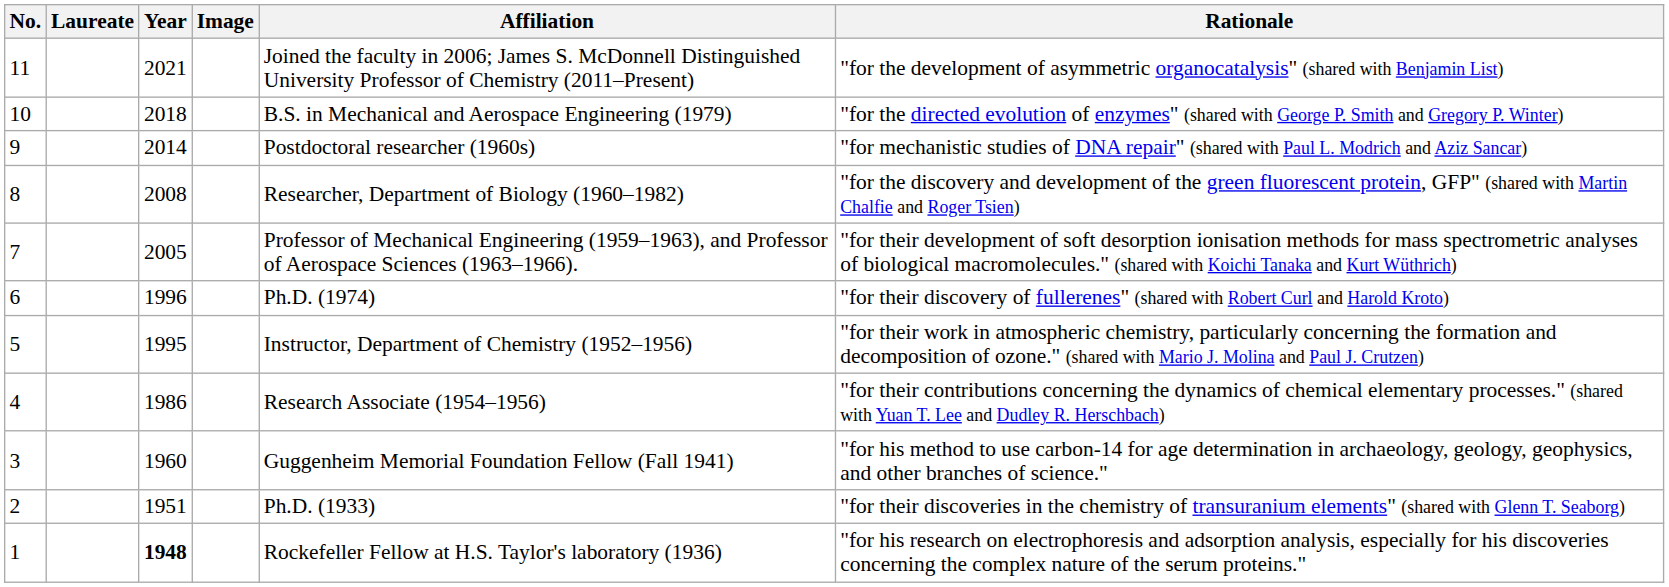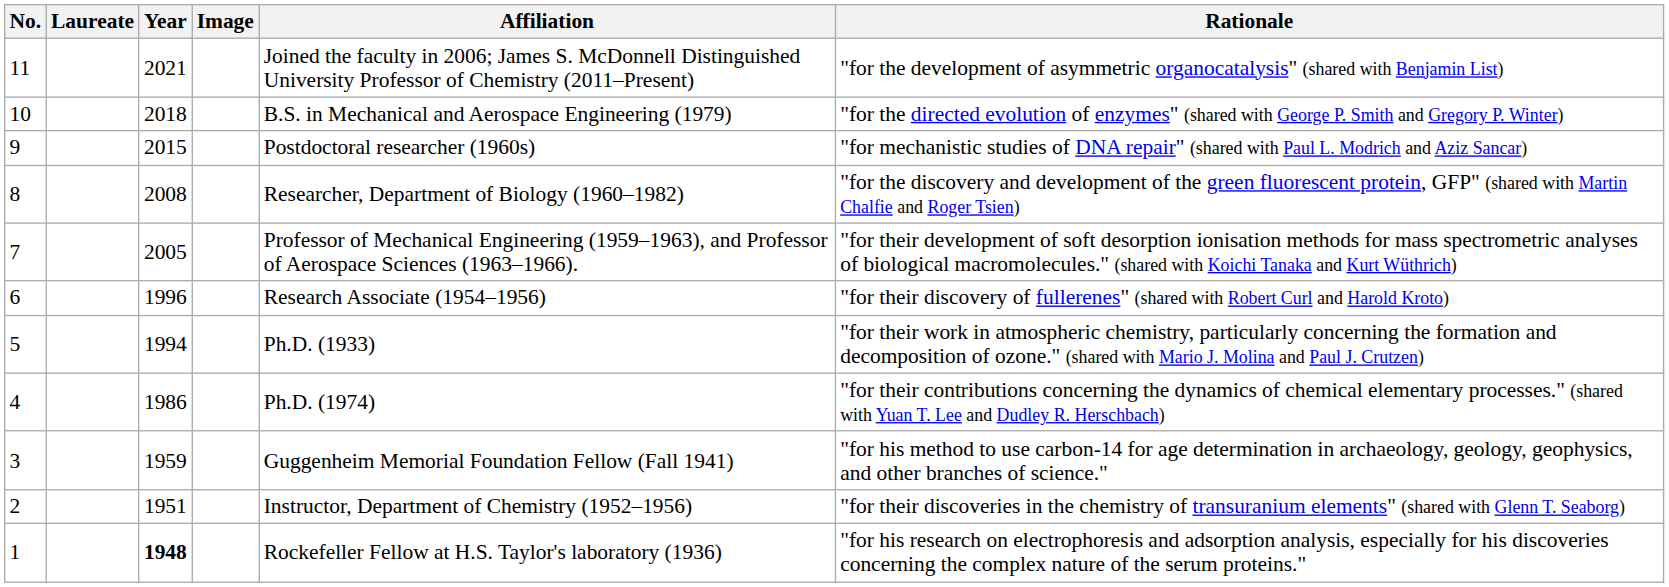(165, 147) 2014 -> (165, 147) 2015
(319, 297) Ph.D. (1974) -> (405, 297) Research Associate (1954–1956)
(165, 343) 1995 -> (165, 343) 1994
(478, 343) Instructor, Department of Chemistry (1952–1956) -> (319, 343) Ph.D. (1933)
(405, 402) Research Associate (1954–1956) -> (319, 402) Ph.D. (1974)
(165, 460) 1960 -> (165, 460) 1959
(319, 506) Ph.D. (1933) -> (478, 506) Instructor, Department of Chemistry (1952–1956)
